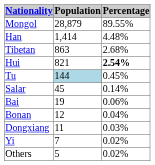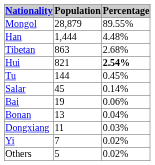(66, 37) 1,414 -> (66, 37) 1,444
(62, 76) lightblue background -> (62, 76) no background
(59, 115) 12 -> (59, 115) 13
